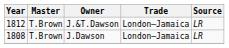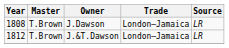rows swapped: (85, 37) <-> (93, 24)
